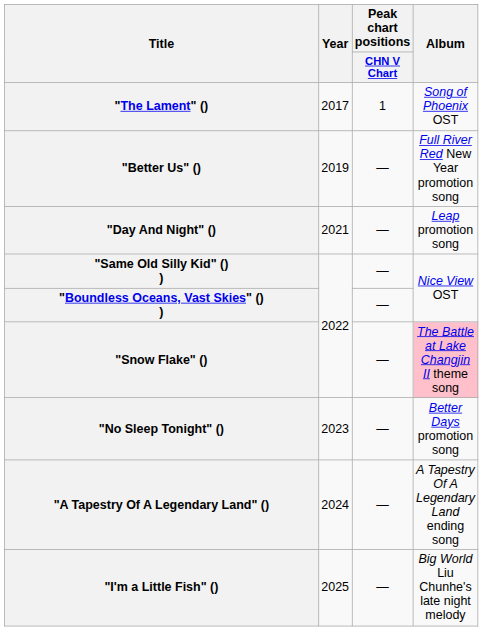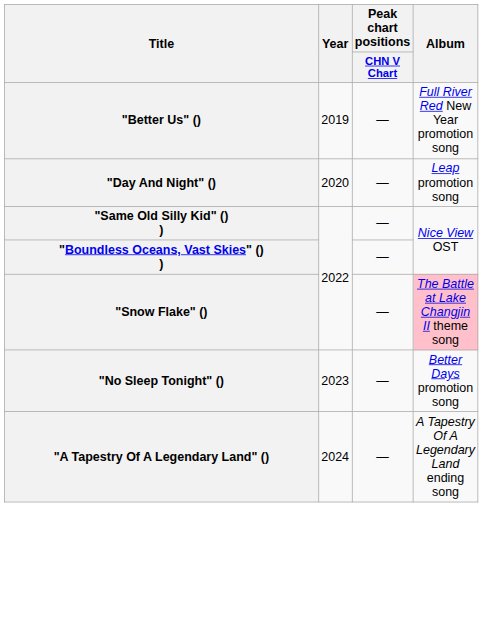- row: (161, 106)
(335, 230) 2021 -> (335, 182) 2020
- row: (161, 587)
